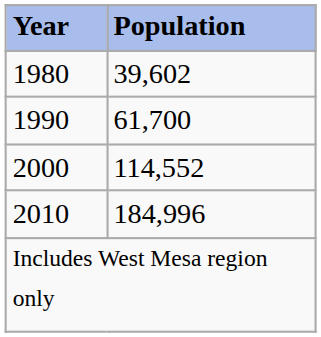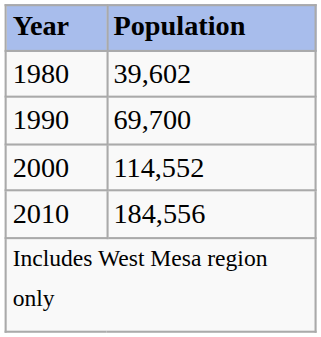(152, 120) 61,700 -> (152, 120) 69,700
(159, 213) 184,996 -> (159, 213) 184,556
